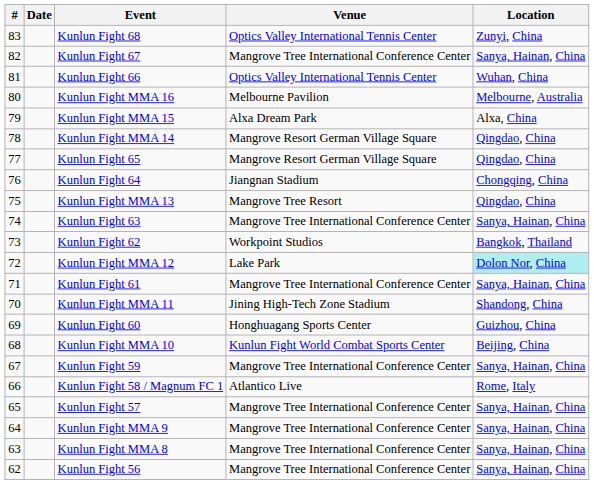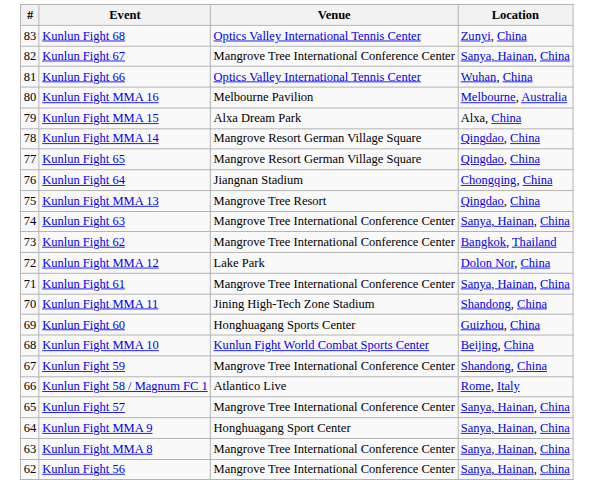- column: (39, 15)
(276, 242) Workpoint Studios -> (334, 242) Mangrove Tree International Conference Center
(521, 263) paleturquoise background -> (506, 263) no background
(531, 366) Sanya, Hainan, China -> (504, 366) Shandong, China
(350, 428) Mangrove Tree International Conference Center -> (282, 428) Honghuagang Sport Center
